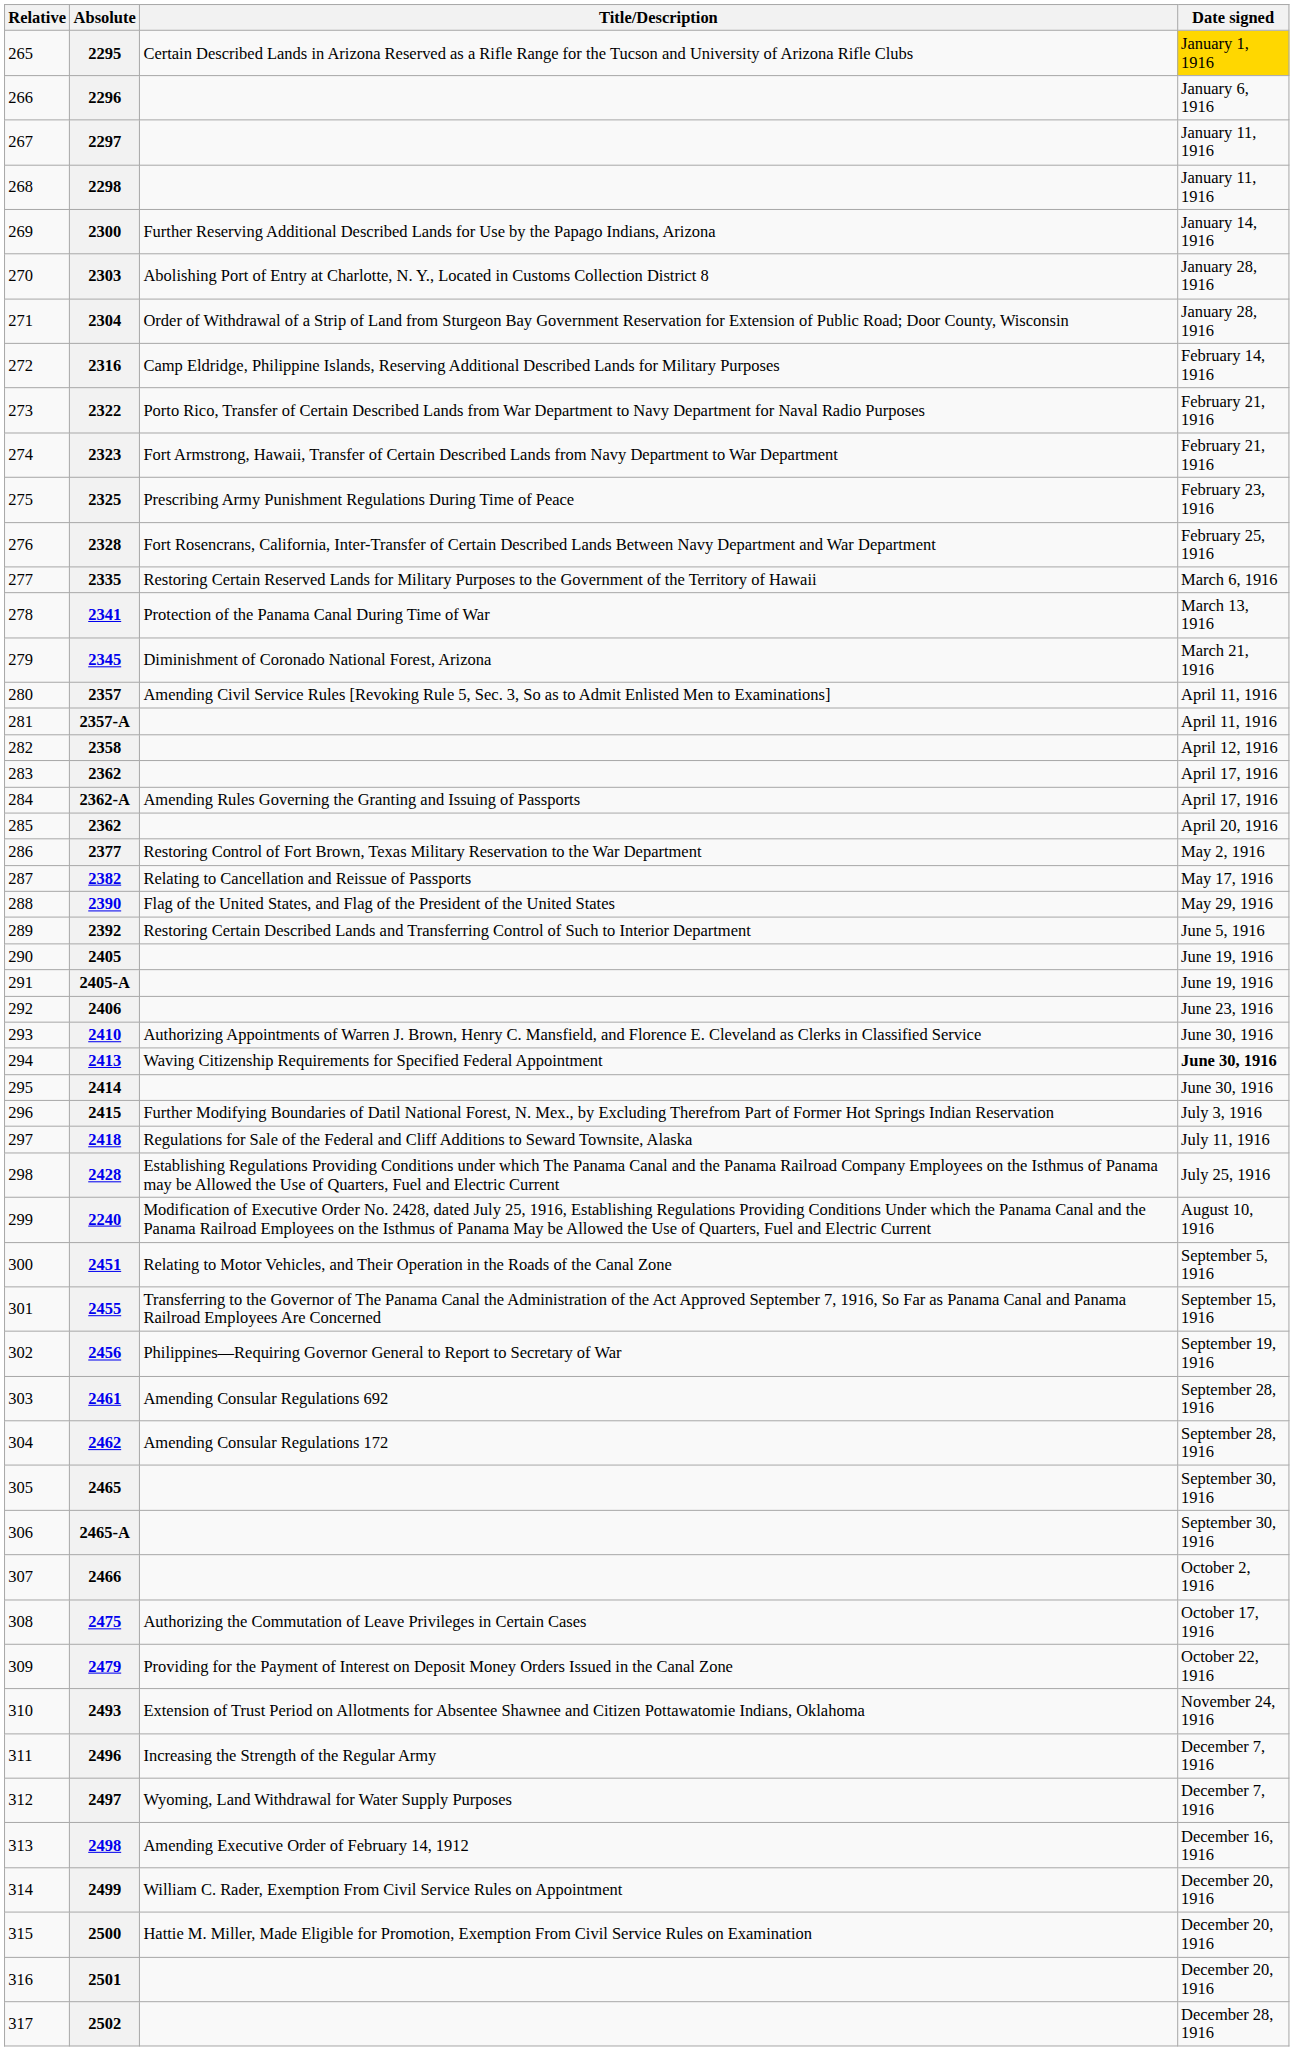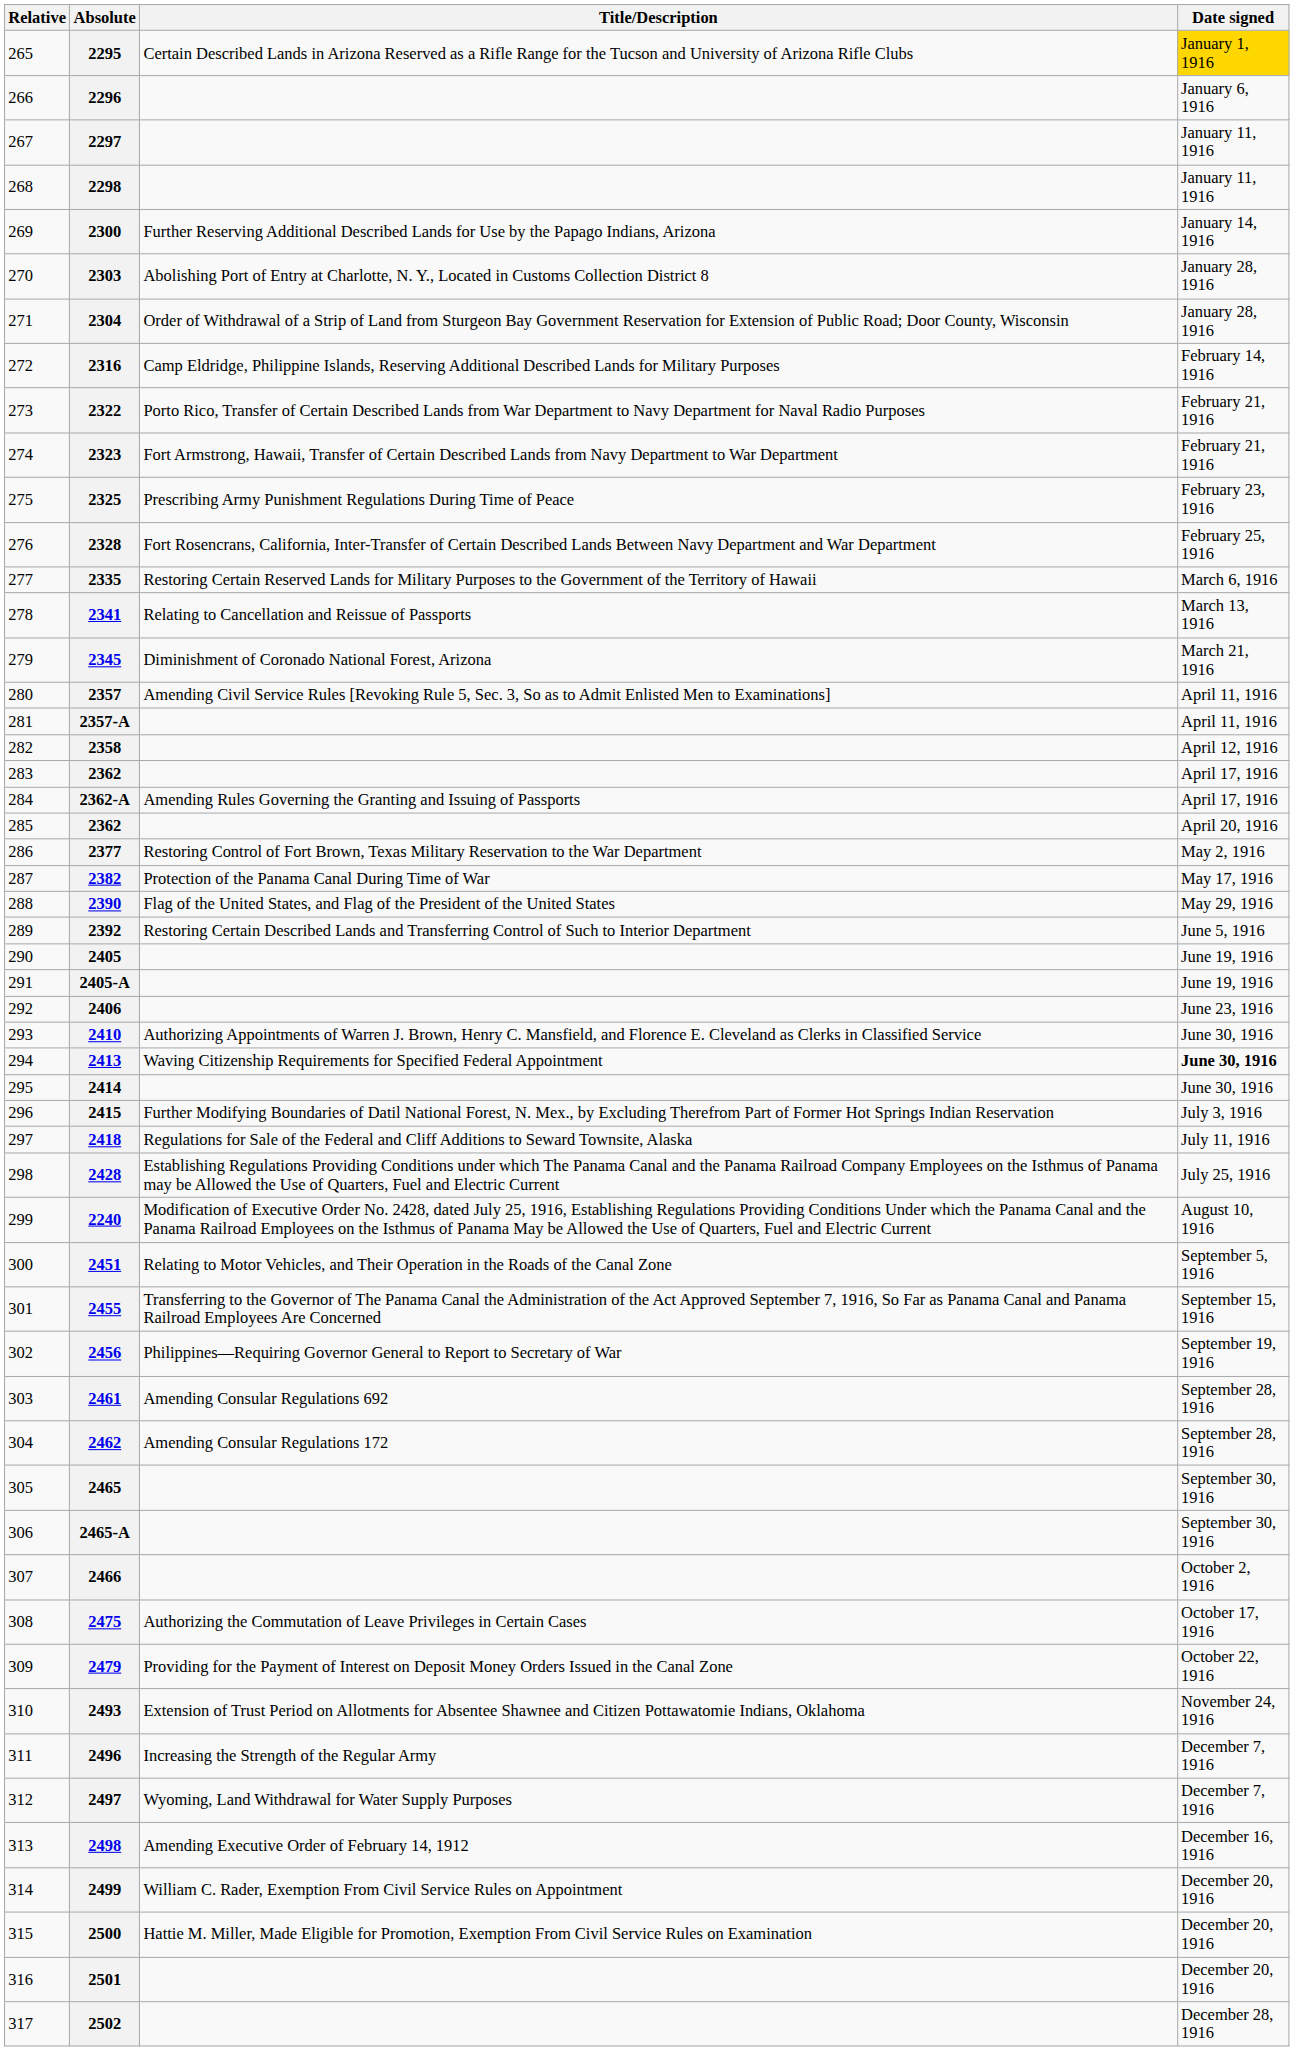(317, 615) Protection of the Panama Canal During Time of War -> (307, 615) Relating to Cancellation and Reissue of Passports
(307, 878) Relating to Cancellation and Reissue of Passports -> (317, 878) Protection of the Panama Canal During Time of War
